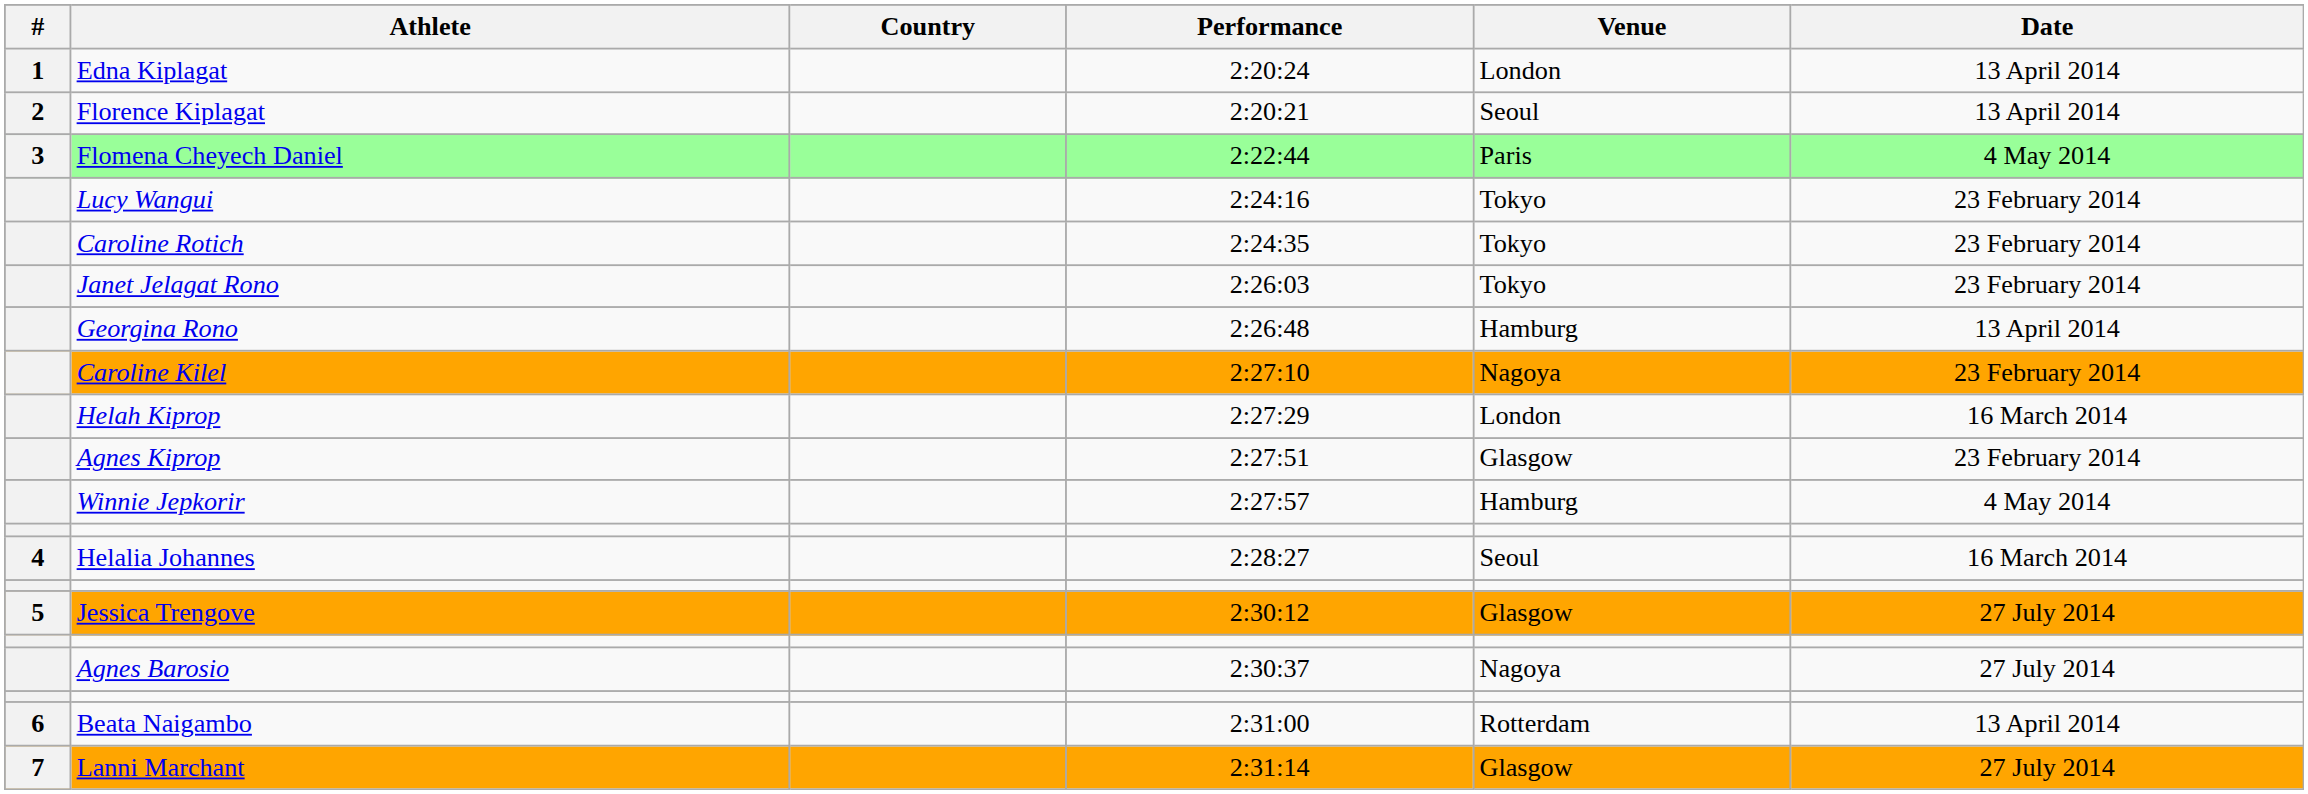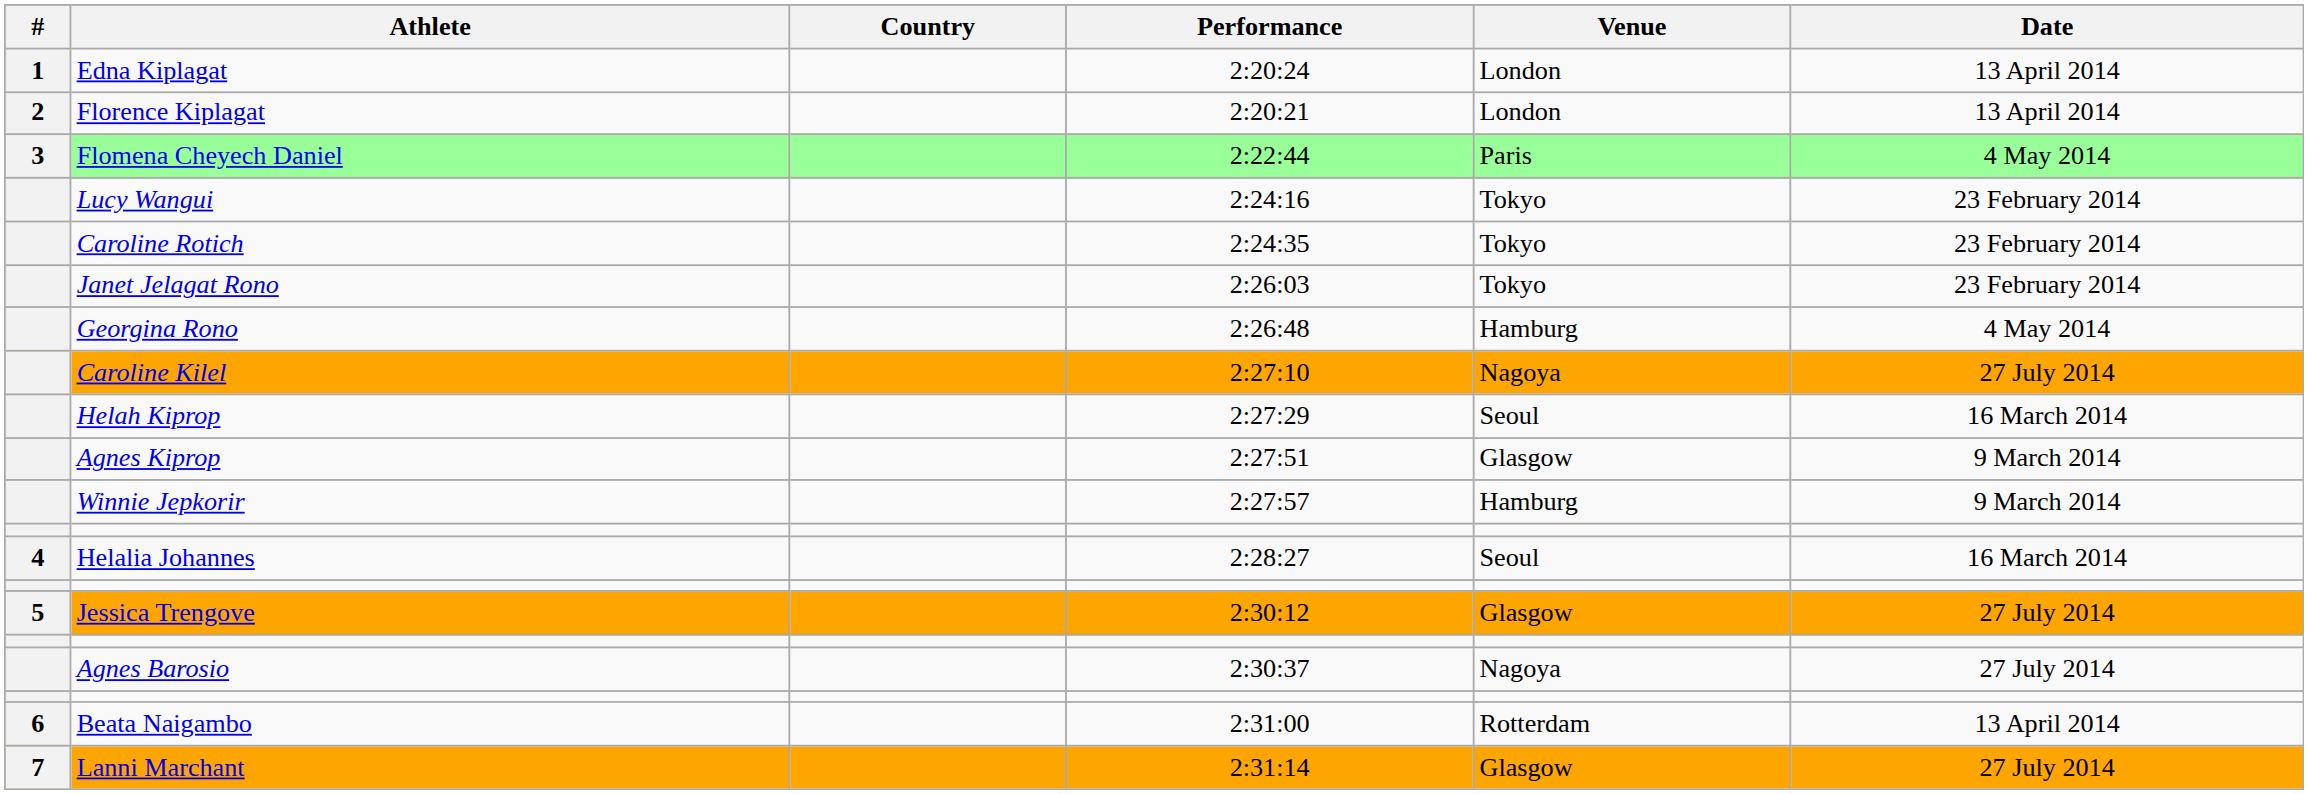(1509, 112) Seoul -> (1520, 112) London
(2047, 329) 13 April 2014 -> (2047, 329) 4 May 2014
(2047, 372) 23 February 2014 -> (2047, 372) 27 July 2014
(1520, 415) London -> (1509, 415) Seoul
(2047, 458) 23 February 2014 -> (2047, 458) 9 March 2014
(2047, 501) 4 May 2014 -> (2047, 501) 9 March 2014
